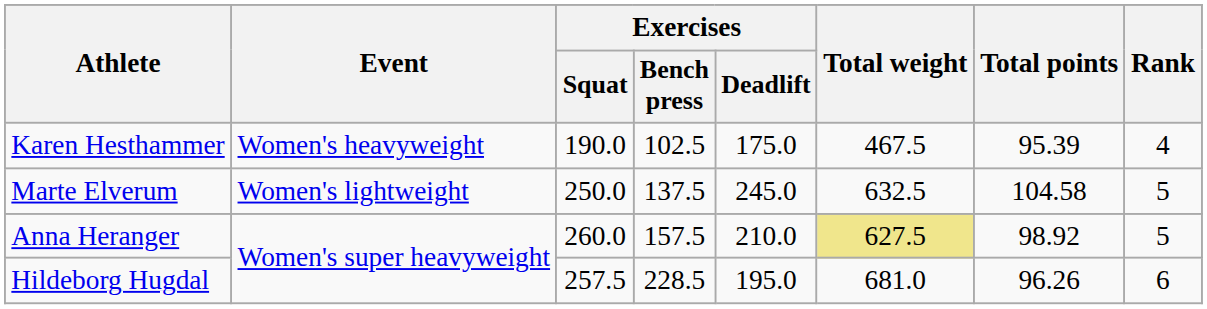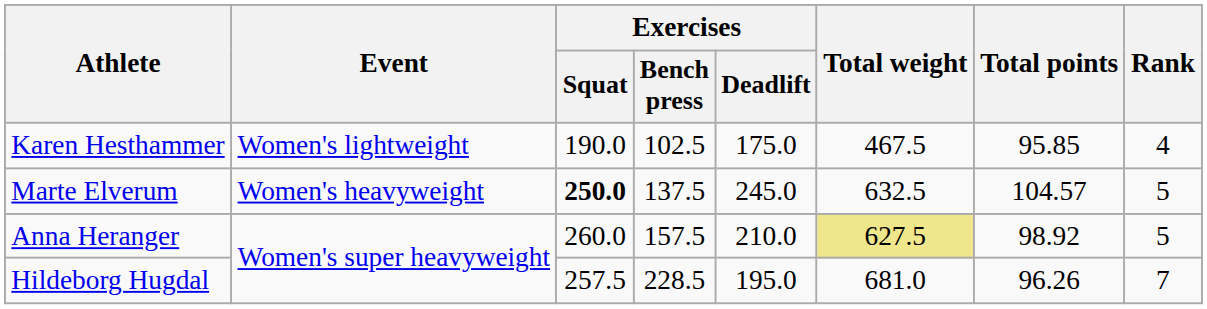(361, 145) Women's heavyweight -> (353, 145) Women's lightweight
(1049, 145) 95.39 -> (1049, 145) 95.85
(353, 190) Women's lightweight -> (361, 190) Women's heavyweight
(595, 190) normal -> (595, 190) bold
(1049, 190) 104.58 -> (1049, 190) 104.57
(1163, 281) 6 -> (1163, 281) 7
